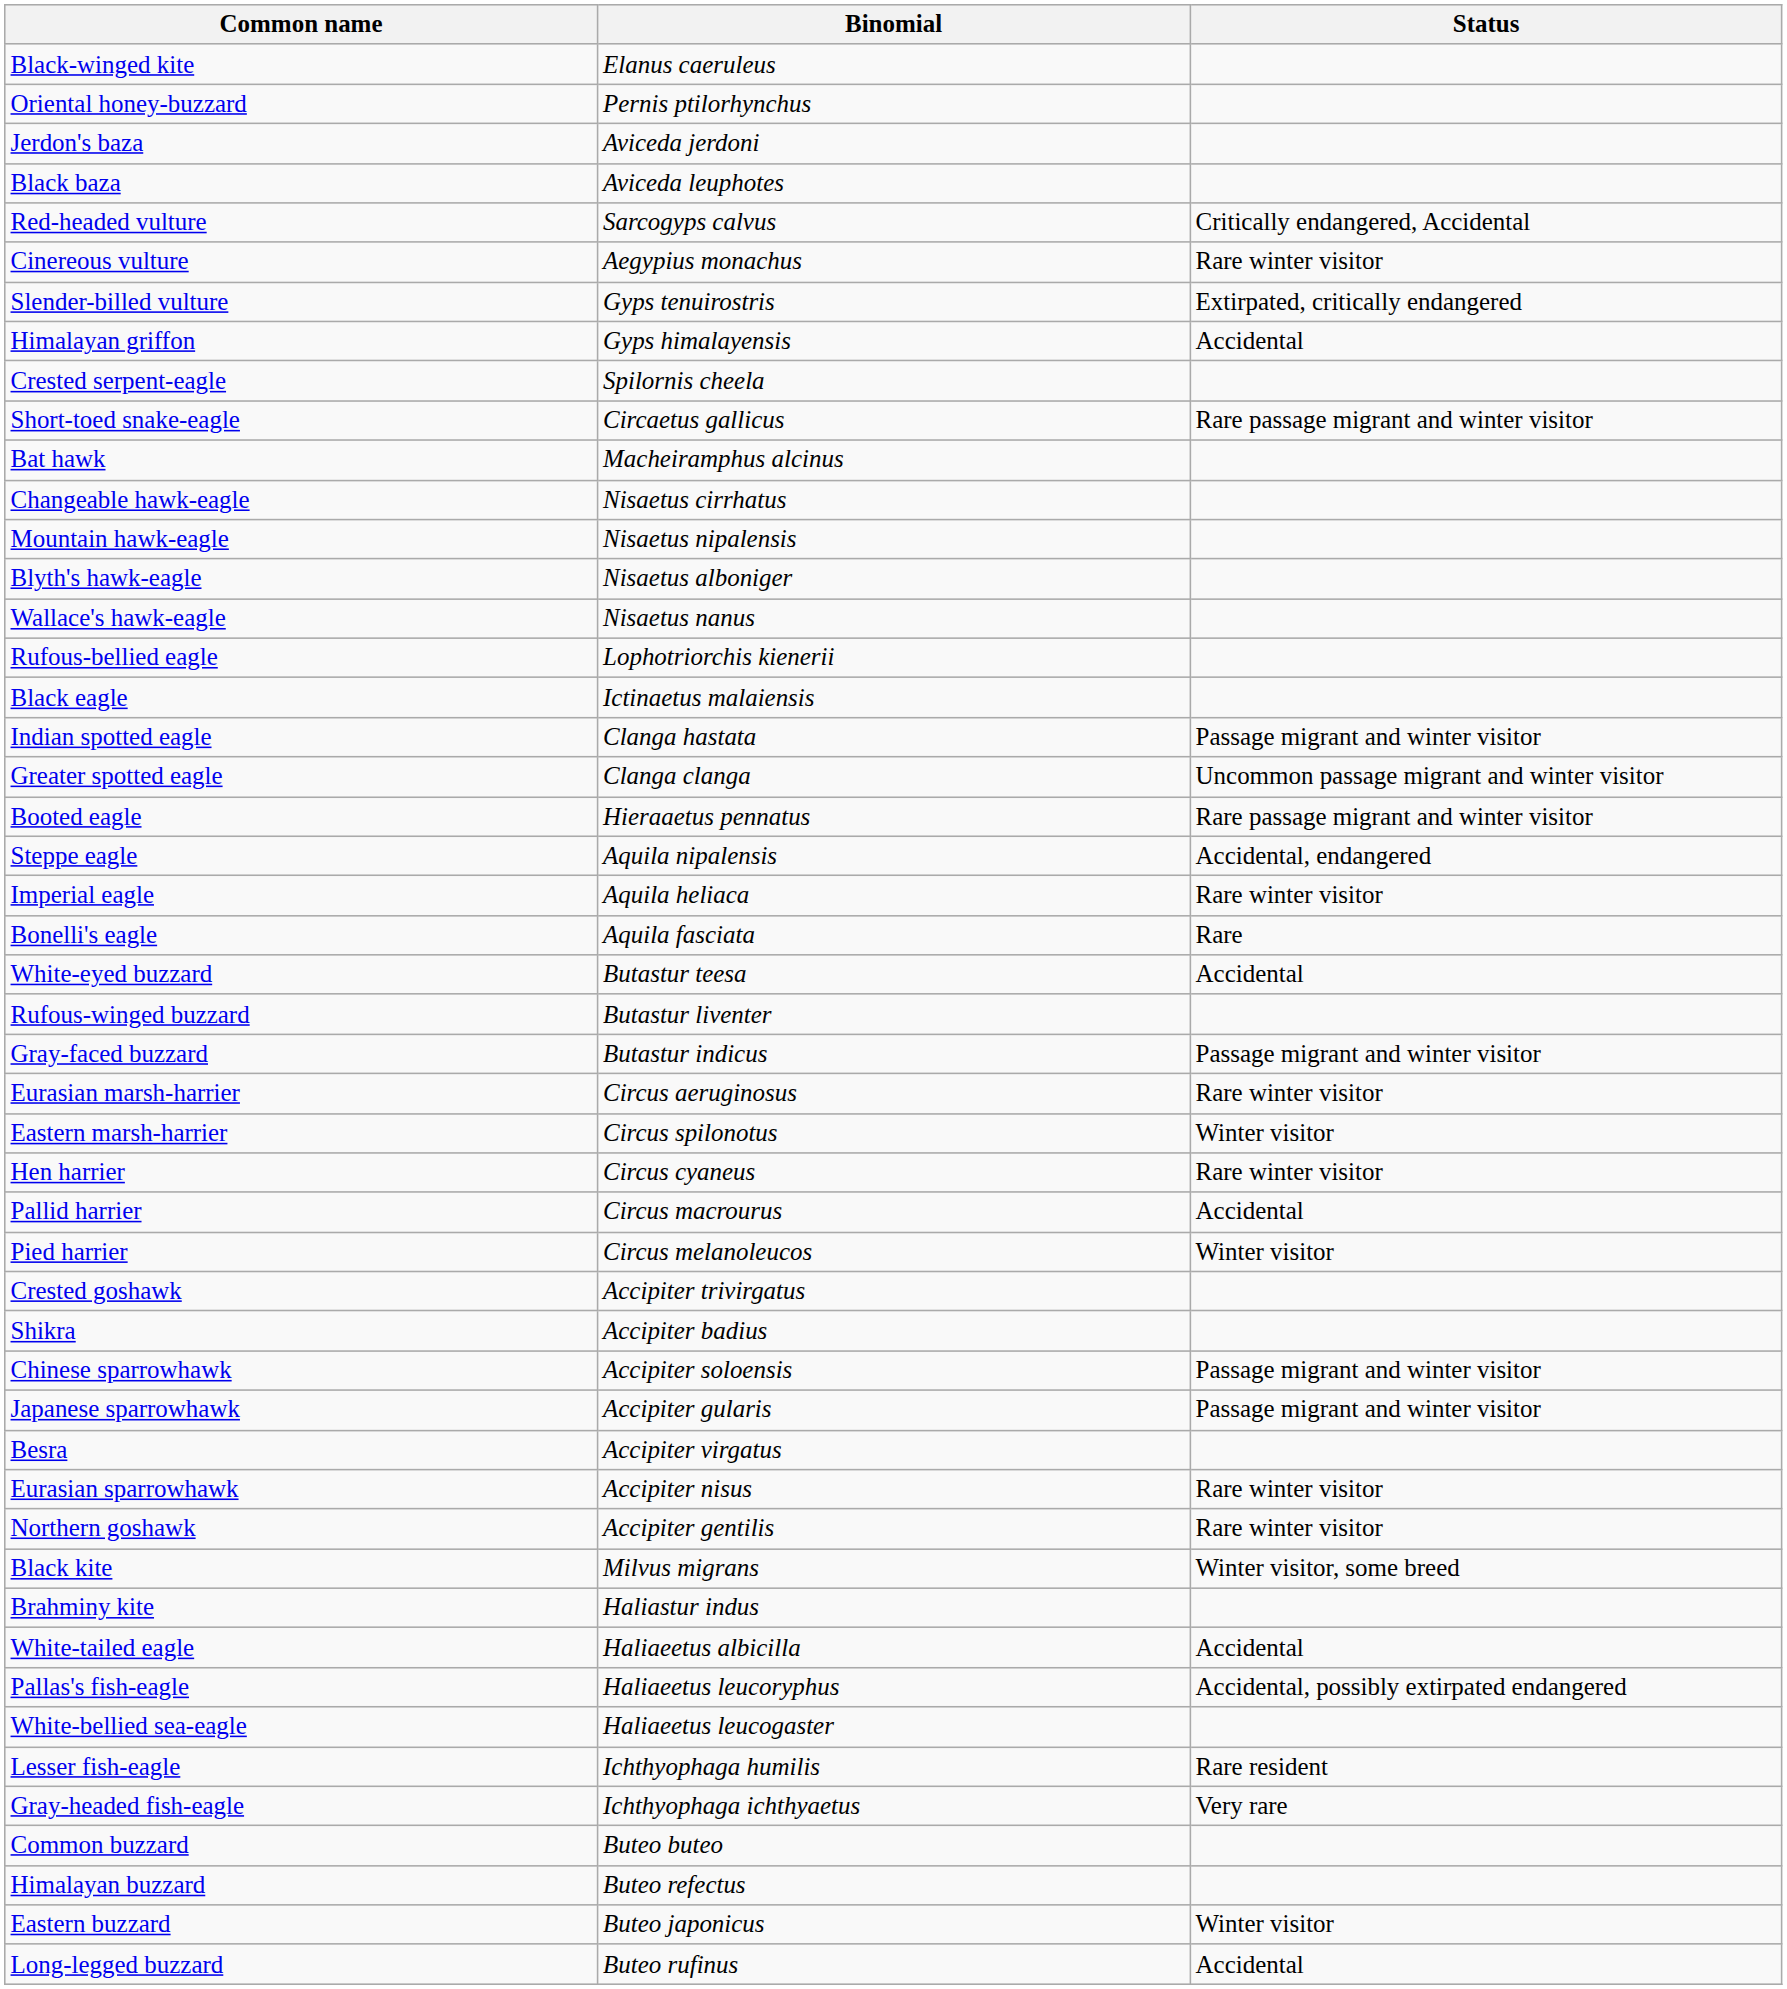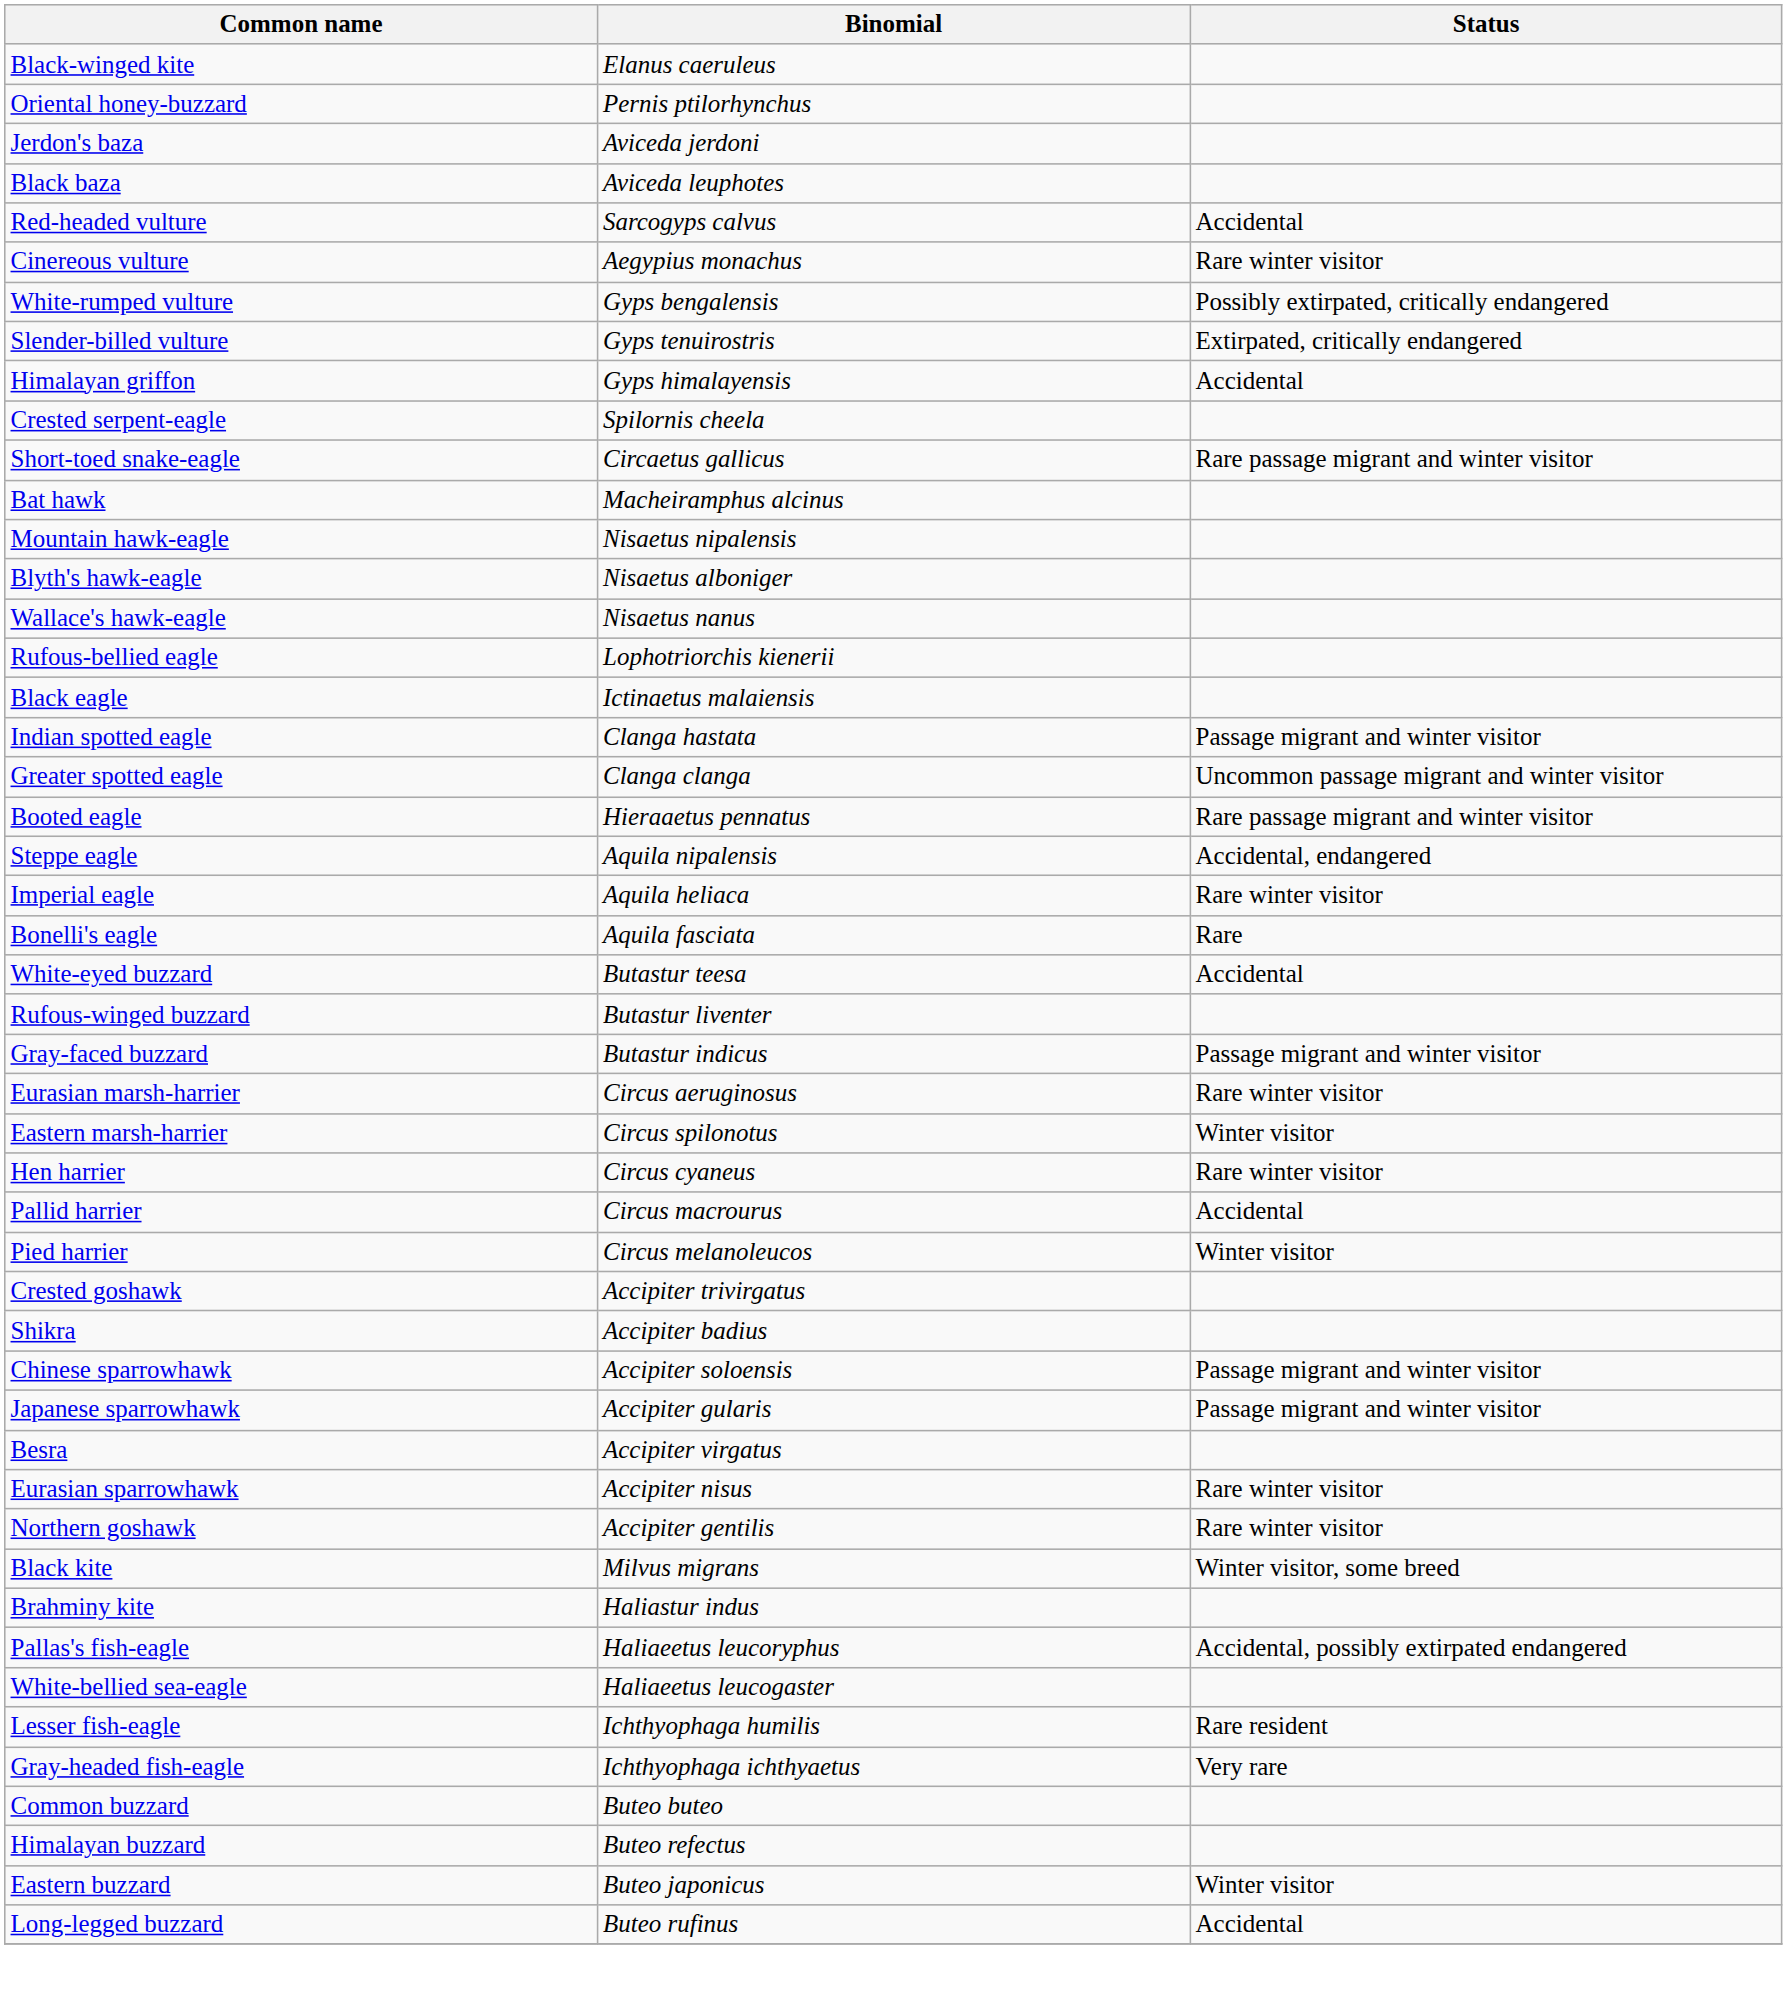(1363, 222) Critically endangered, Accidental -> (1250, 222) Accidental
+ row: (122, 301)
- row: (130, 499)
- row: (102, 1647)
